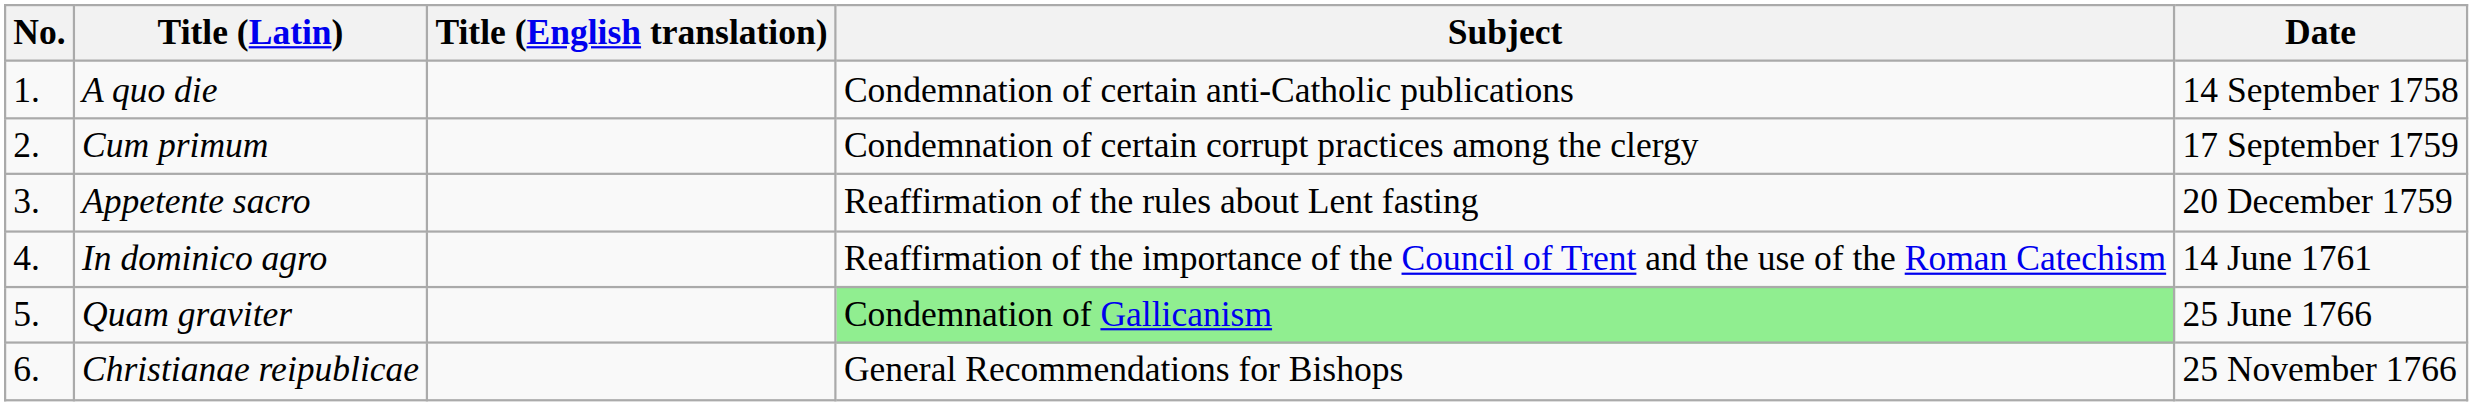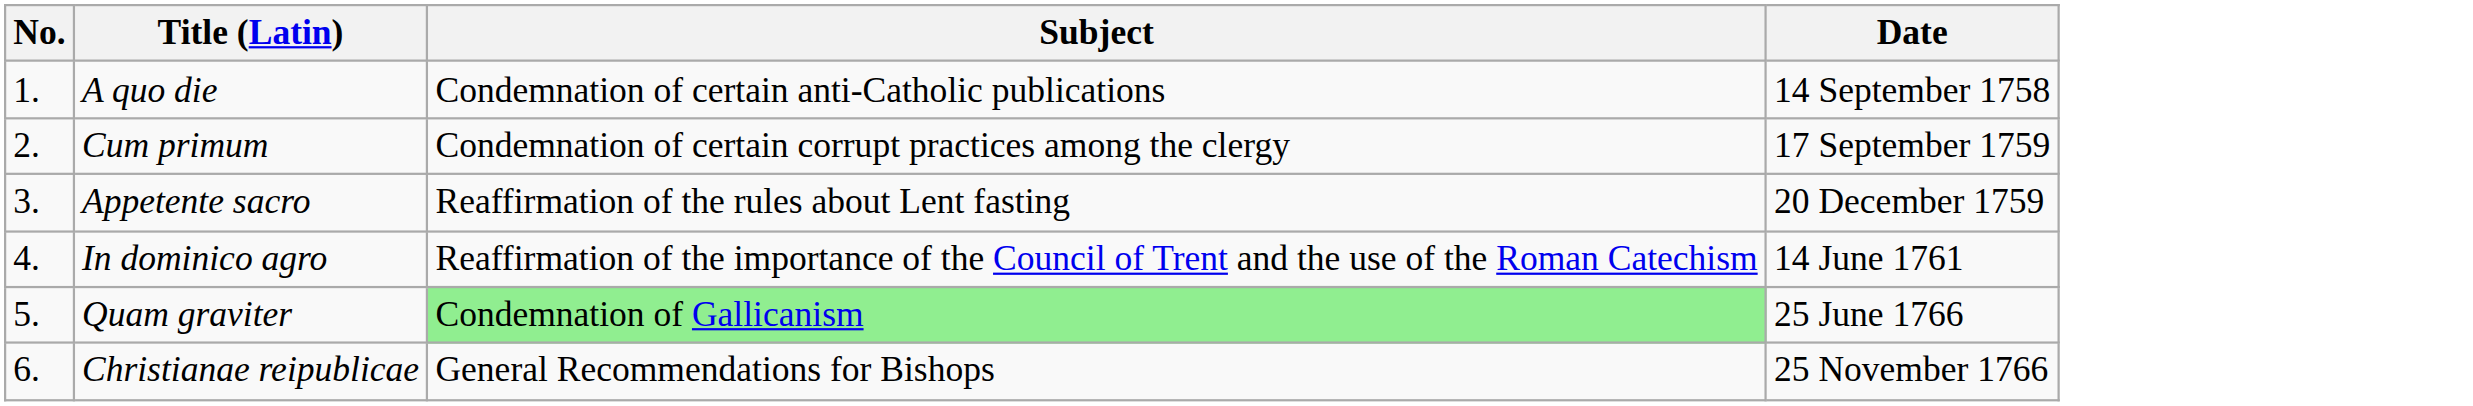- column: (631, 32)
